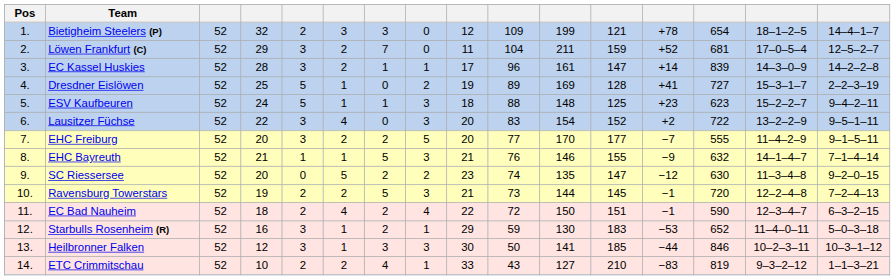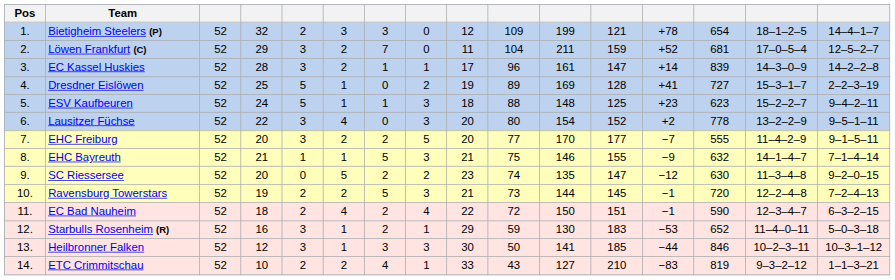(514, 121) 83 -> (514, 121) 80
(720, 121) 722 -> (720, 121) 778
(514, 157) 76 -> (514, 157) 75
